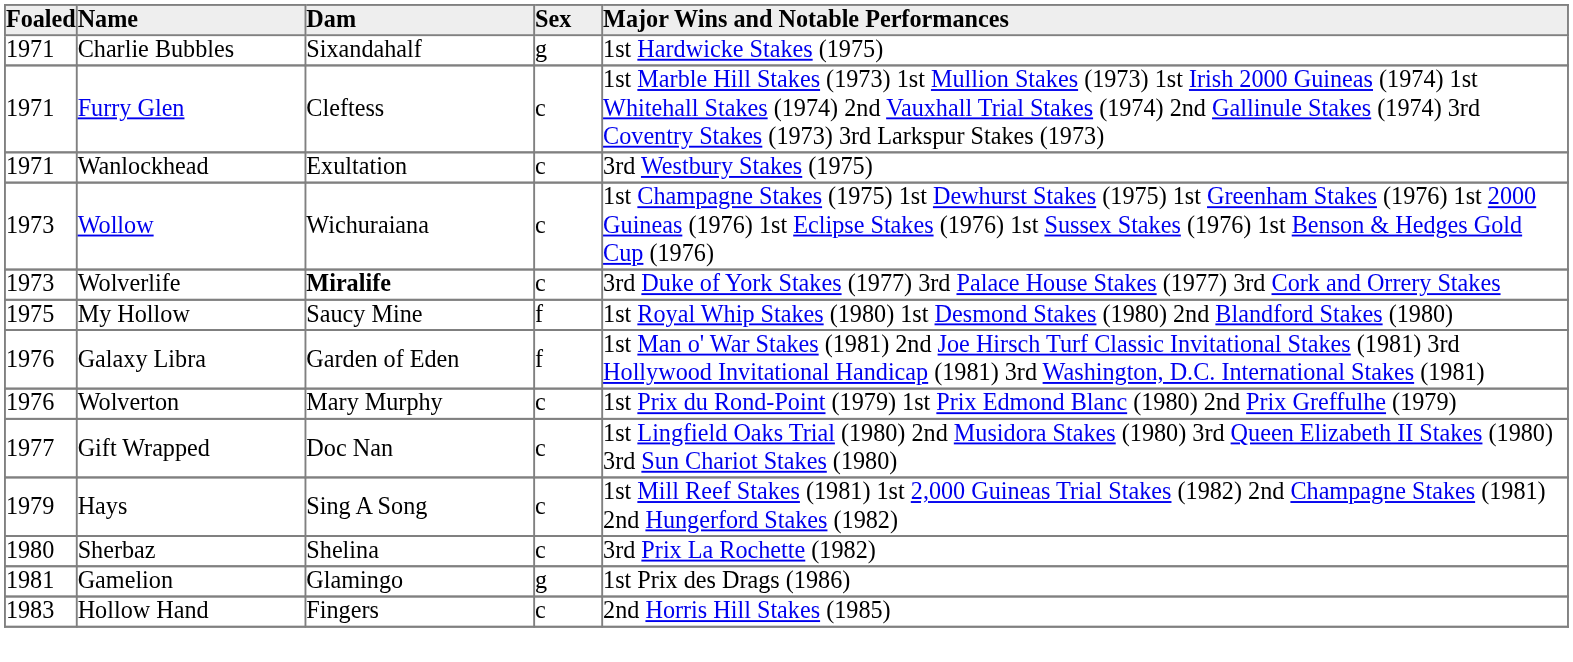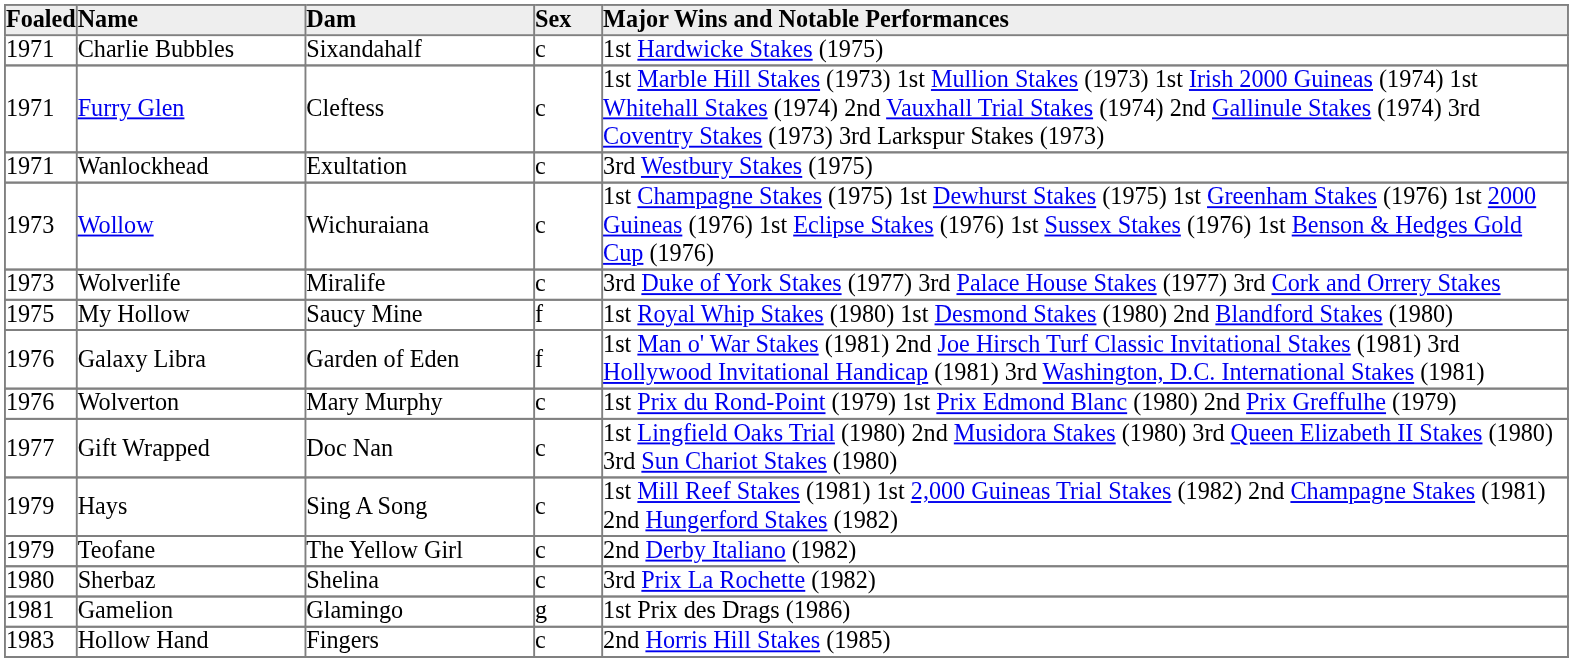(541, 49) g -> (540, 49) c
(349, 284) bold -> (346, 284) normal
+ row: (116, 550)
